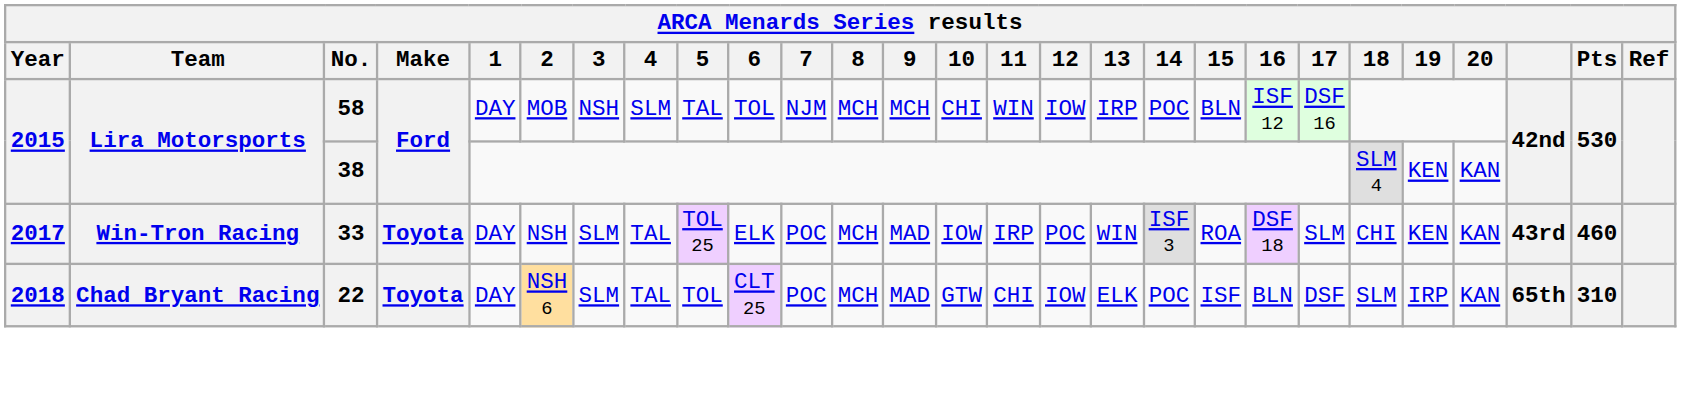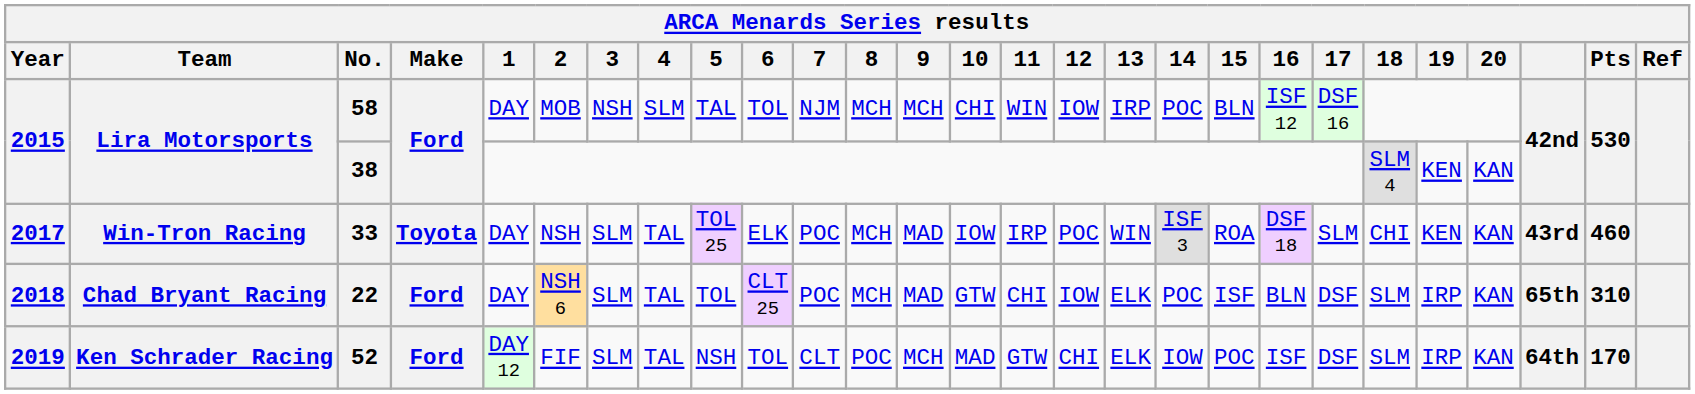(423, 296) Toyota -> (437, 296) Ford
+ row: (364, 358)
